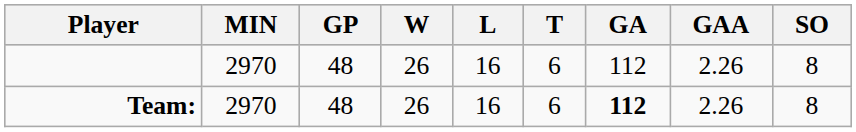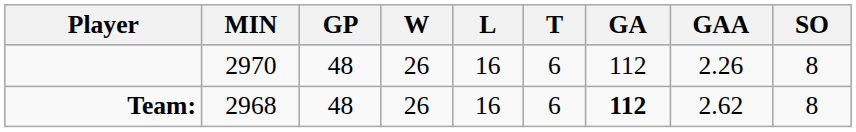(251, 106) 2970 -> (251, 106) 2968
(721, 106) 2.26 -> (721, 106) 2.62
